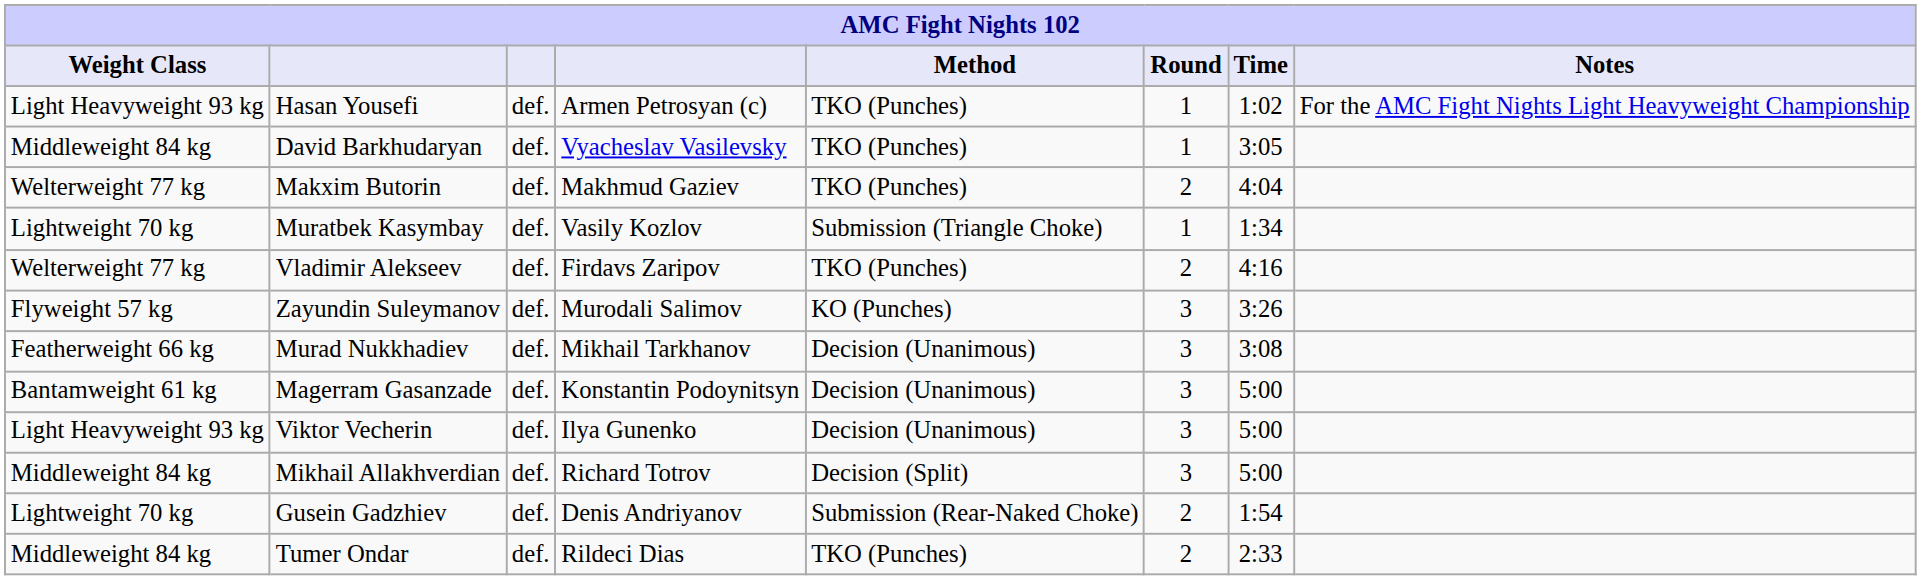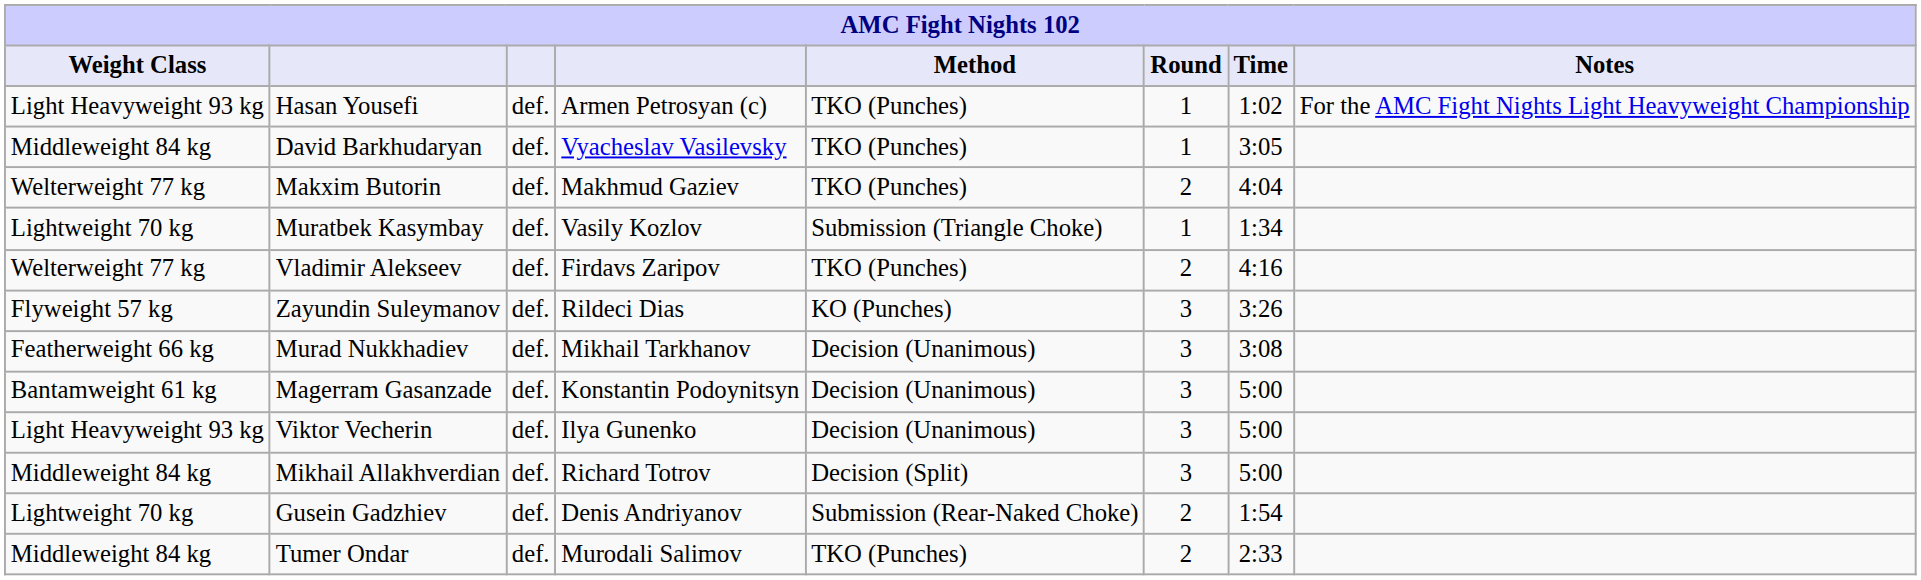(652, 309) Murodali Salimov -> (623, 309) Rildeci Dias
(623, 553) Rildeci Dias -> (652, 553) Murodali Salimov
